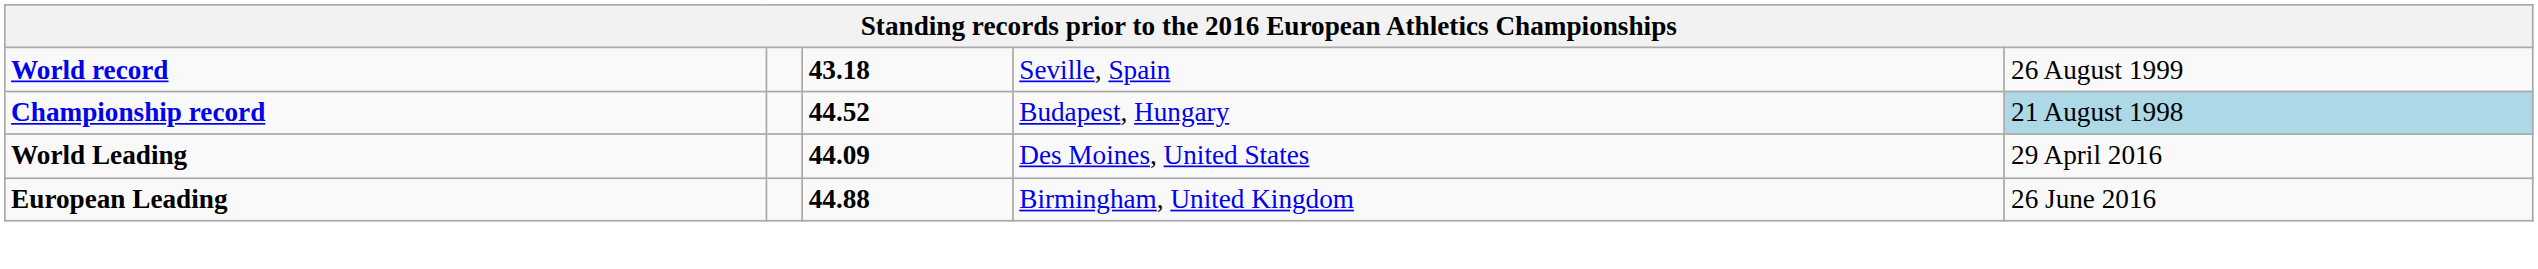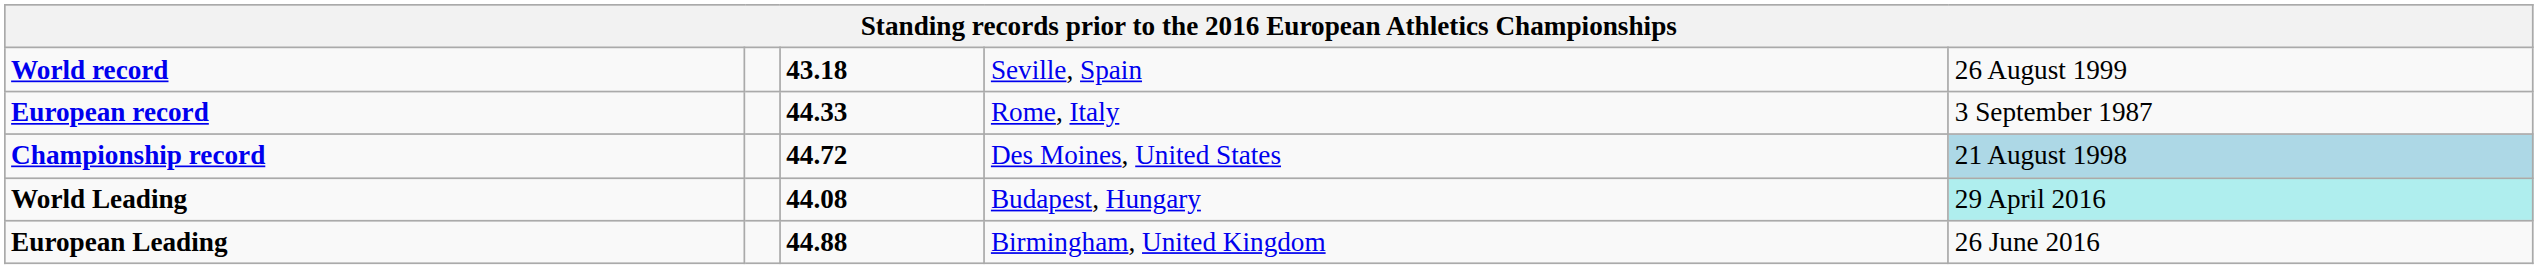+ row: (110, 112)
(839, 112) 44.52 -> (817, 155) 44.72
(1124, 112) Budapest, Hungary -> (1136, 155) Des Moines, United States
(839, 155) 44.09 -> (817, 198) 44.08
(1164, 155) Des Moines, United States -> (1096, 198) Budapest, Hungary
(2087, 155) no background -> (2030, 198) paleturquoise background
